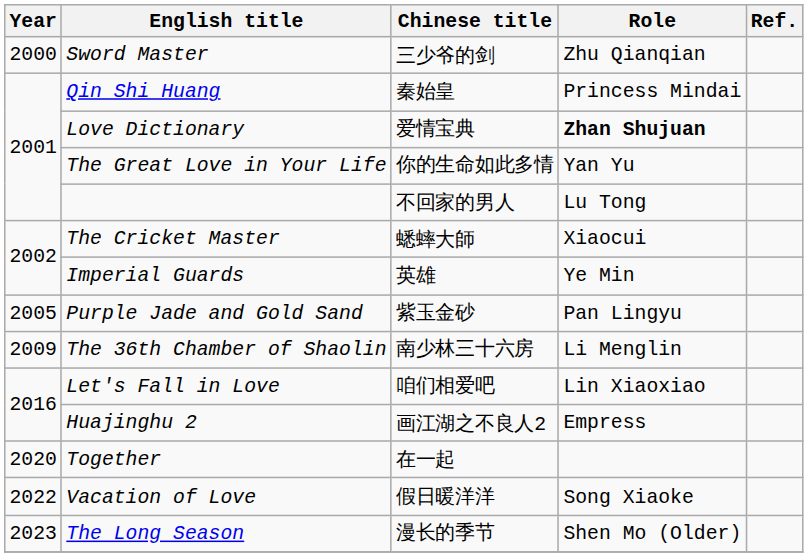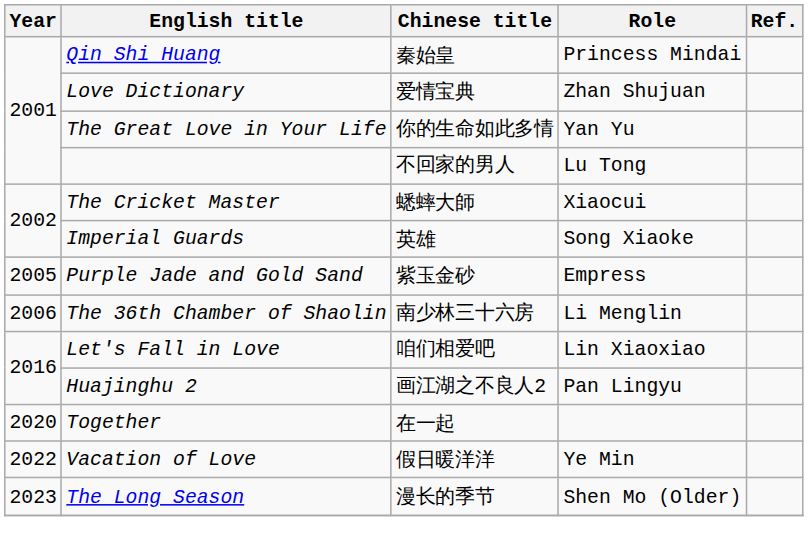- row: (137, 55)
(635, 129) bold -> (635, 92) normal
(599, 276) Ye Min -> (629, 239) Song Xiaoke
(623, 313) Pan Lingyu -> (605, 276) Empress
(33, 349) 2009 -> (33, 313) 2006
(605, 423) Empress -> (623, 386) Pan Lingyu
(629, 497) Song Xiaoke -> (599, 460) Ye Min
